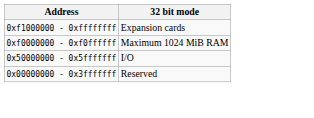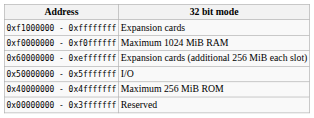+ row: (61, 59)
+ row: (61, 90)
